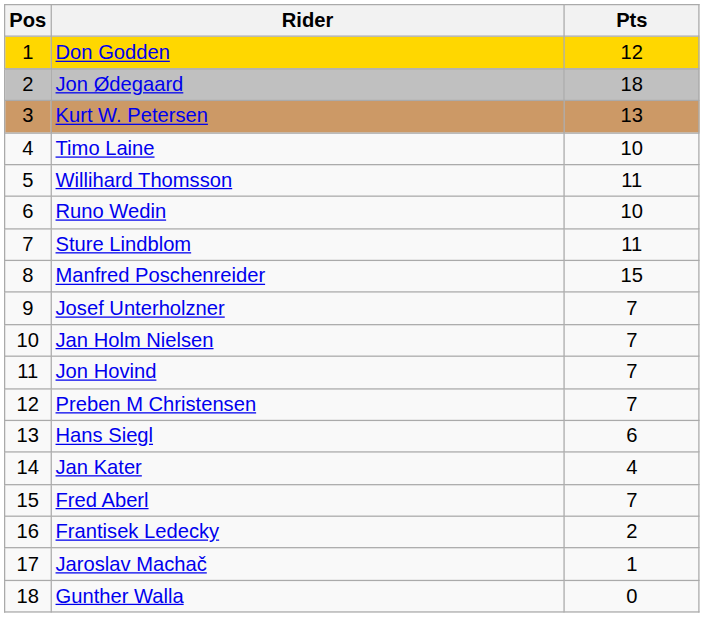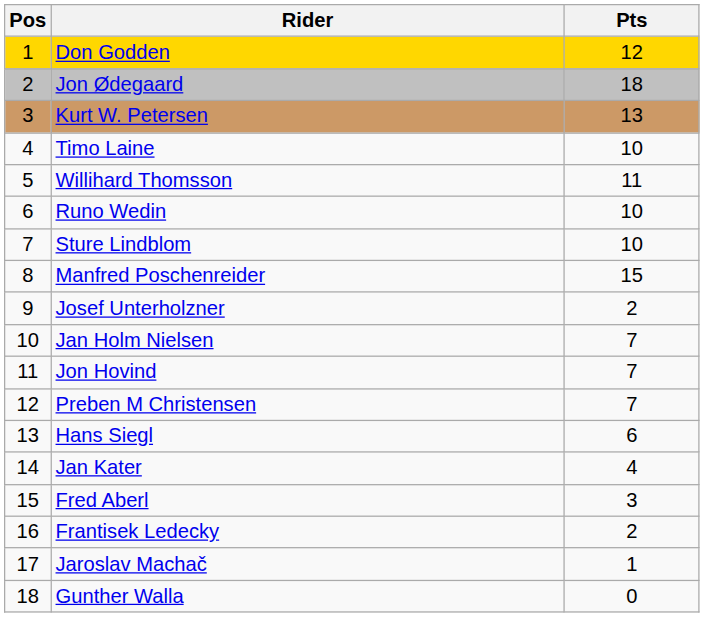(632, 244) 11 -> (632, 244) 10
(632, 308) 7 -> (632, 308) 2
(632, 500) 7 -> (632, 500) 3
